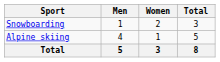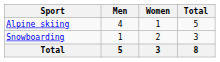rows swapped: (38, 37) <-> (35, 24)
